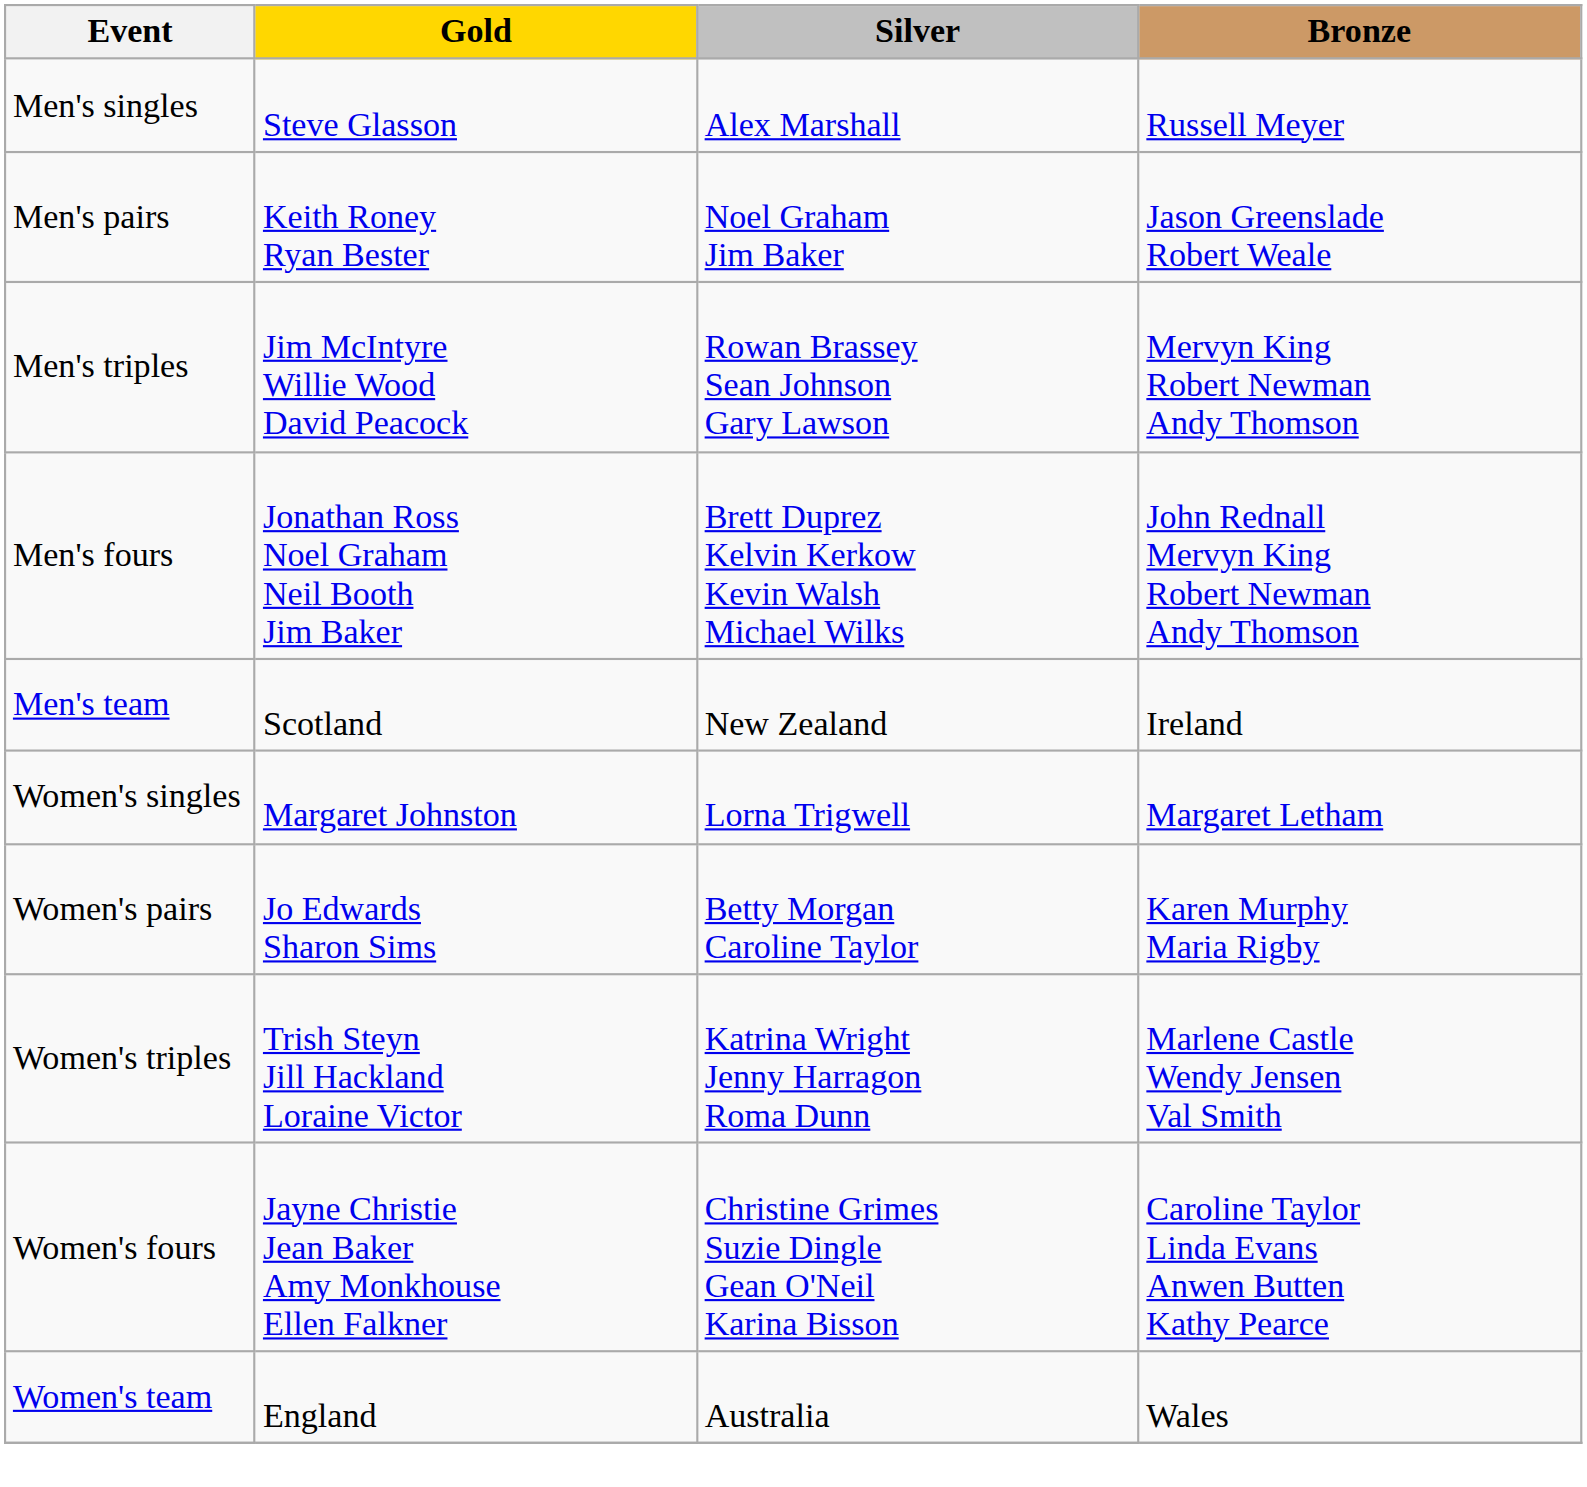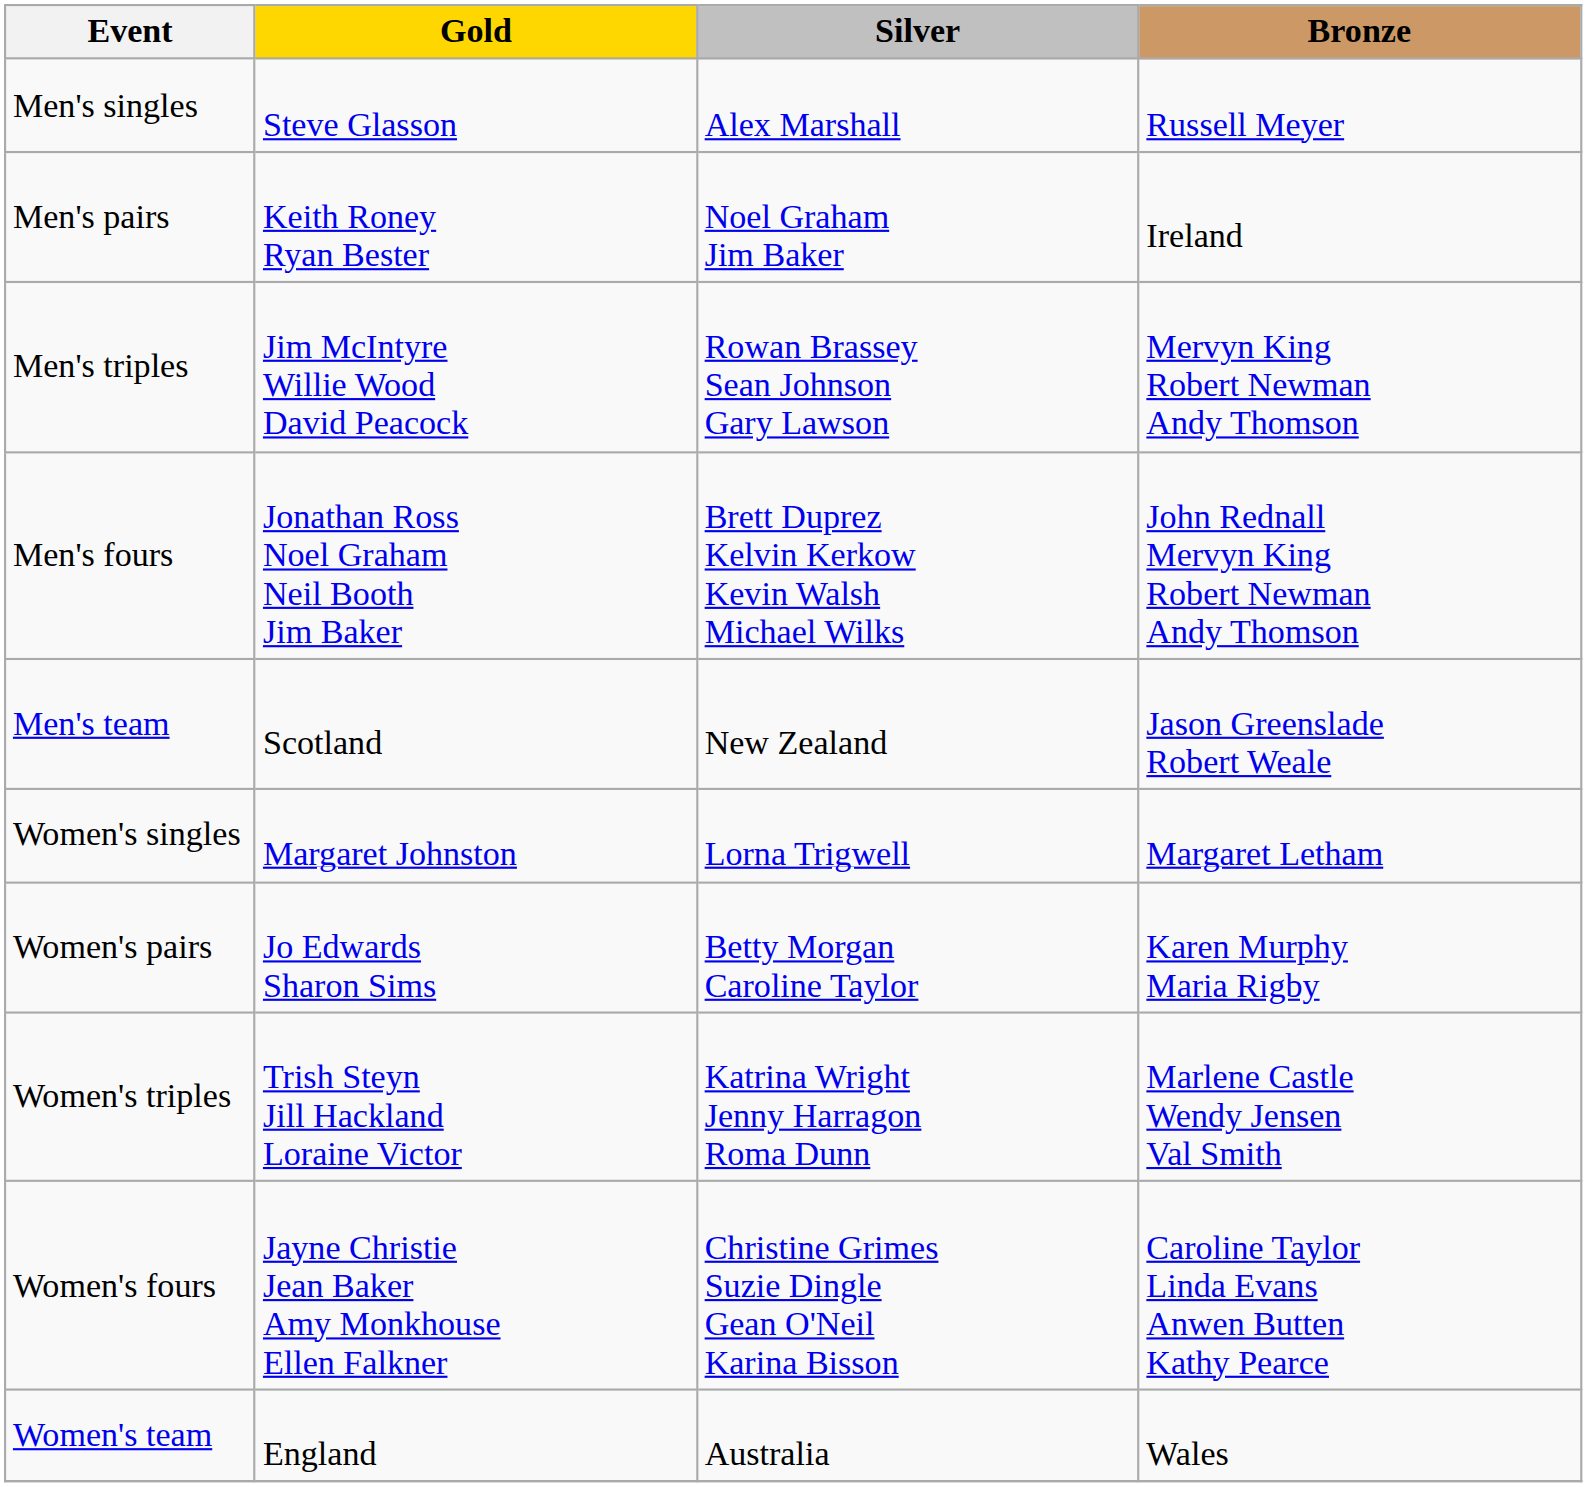(1265, 235) Jason Greenslade Robert Weale -> (1195, 235) Ireland
(1195, 723) Ireland -> (1265, 742) Jason Greenslade Robert Weale
